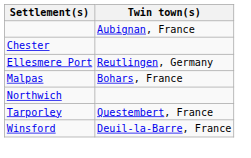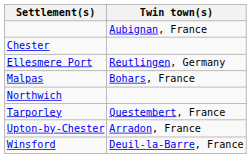+ row: (56, 128)
